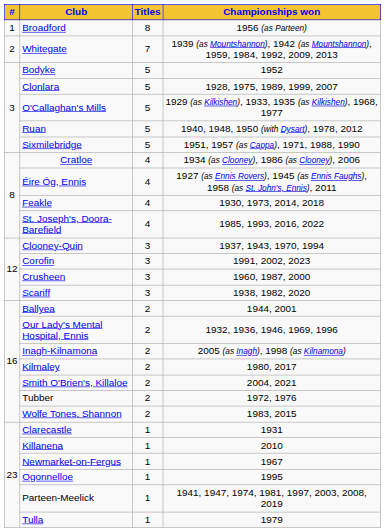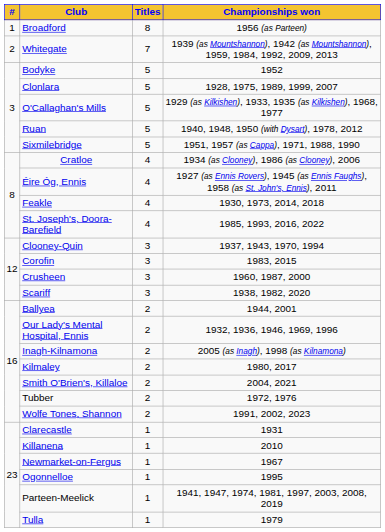(272, 261) 1991, 2002, 2023 -> (272, 261) 1983, 2015
(272, 414) 1983, 2015 -> (272, 414) 1991, 2002, 2023
